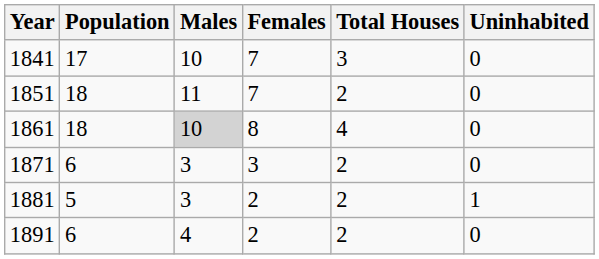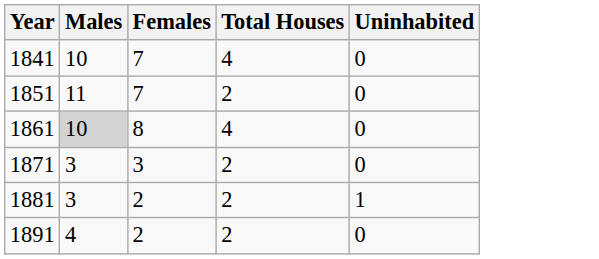- column: (117, 22)
(342, 57) 3 -> (227, 57) 4
